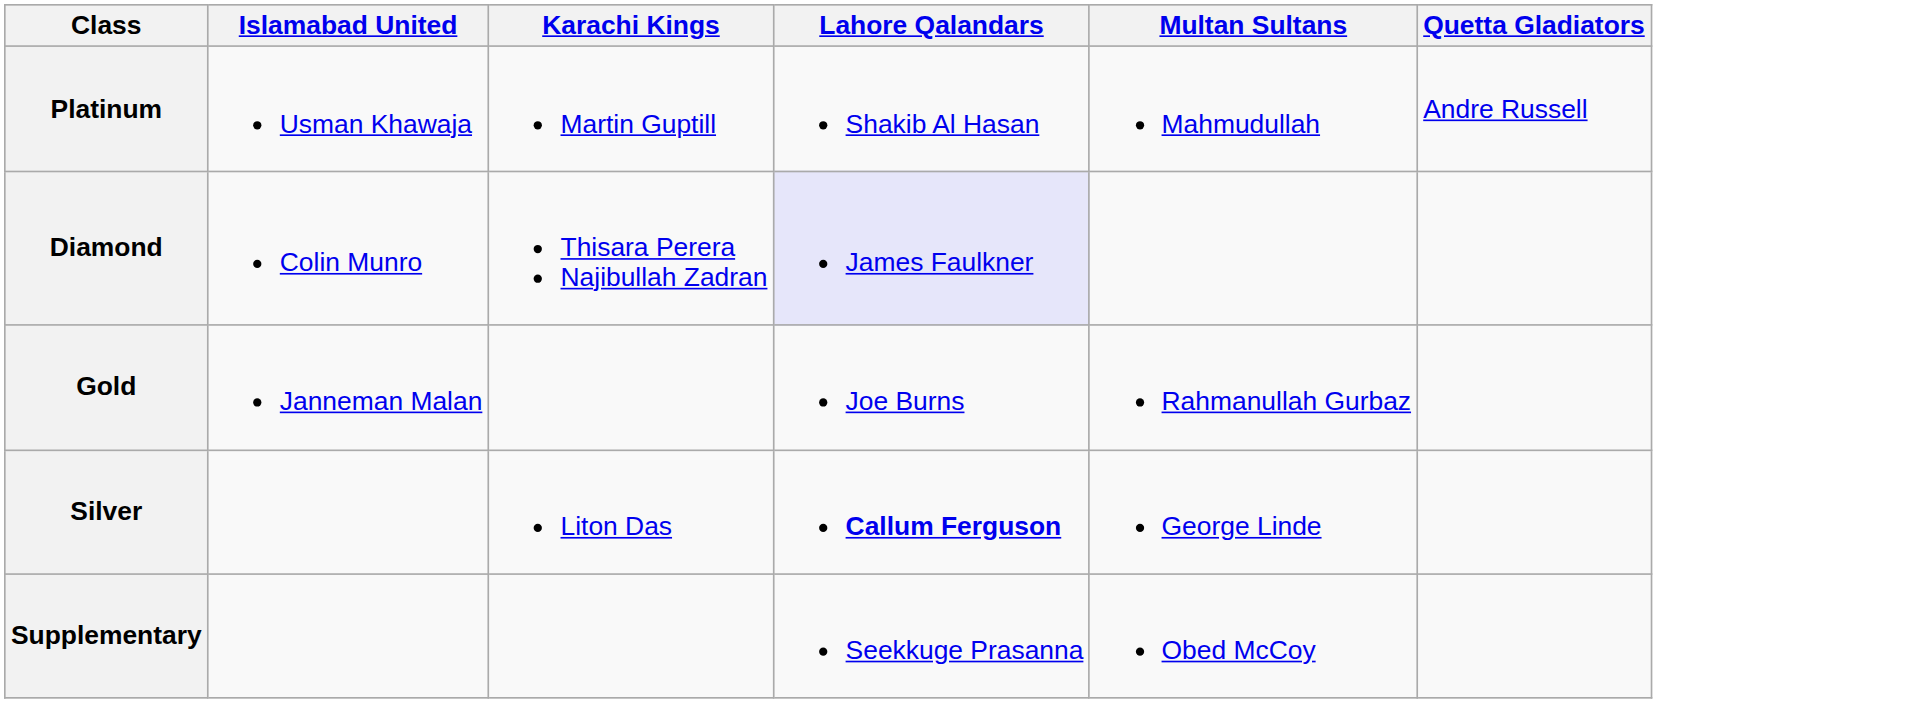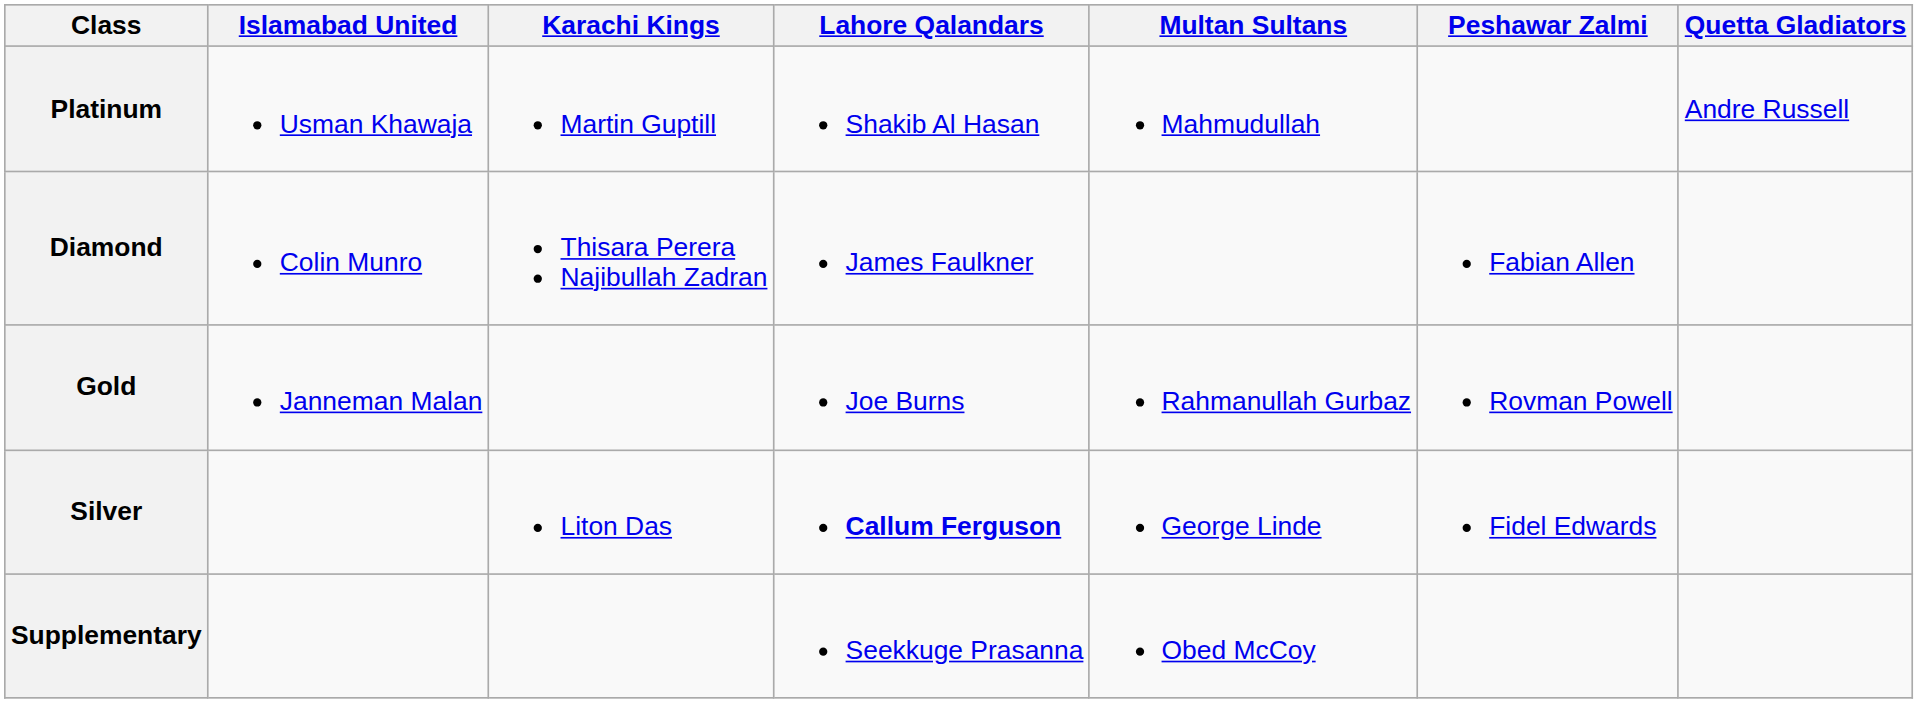+ column: (1548, 25)
(931, 263) lavender background -> (931, 263) no background
